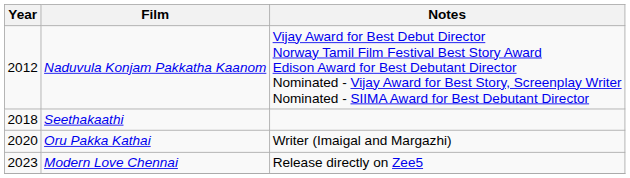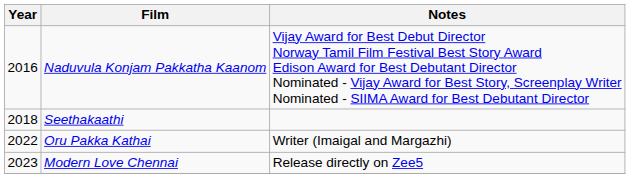(23, 67) 2012 -> (23, 67) 2016
(23, 141) 2020 -> (23, 141) 2022
